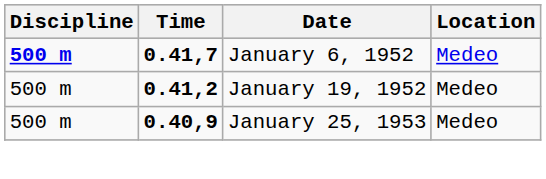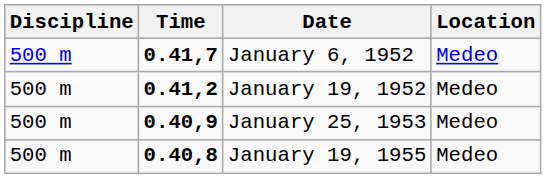(41, 55) bold -> (41, 55) normal
+ row: (327, 156)
